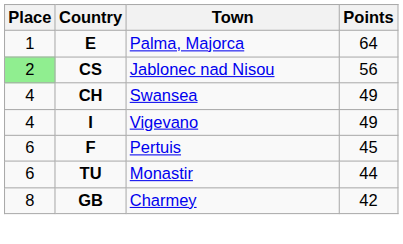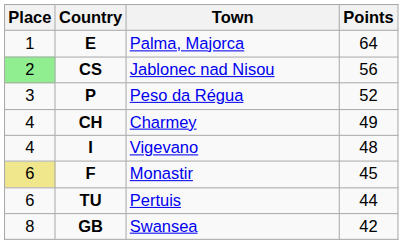+ row: (91, 95)
(164, 95) Swansea -> (163, 122) Charmey
(369, 122) 49 -> (369, 148) 48
(30, 148) no background -> (30, 174) khaki background
(155, 148) Pertuis -> (161, 174) Monastir
(161, 174) Monastir -> (155, 200) Pertuis
(163, 200) Charmey -> (164, 226) Swansea
